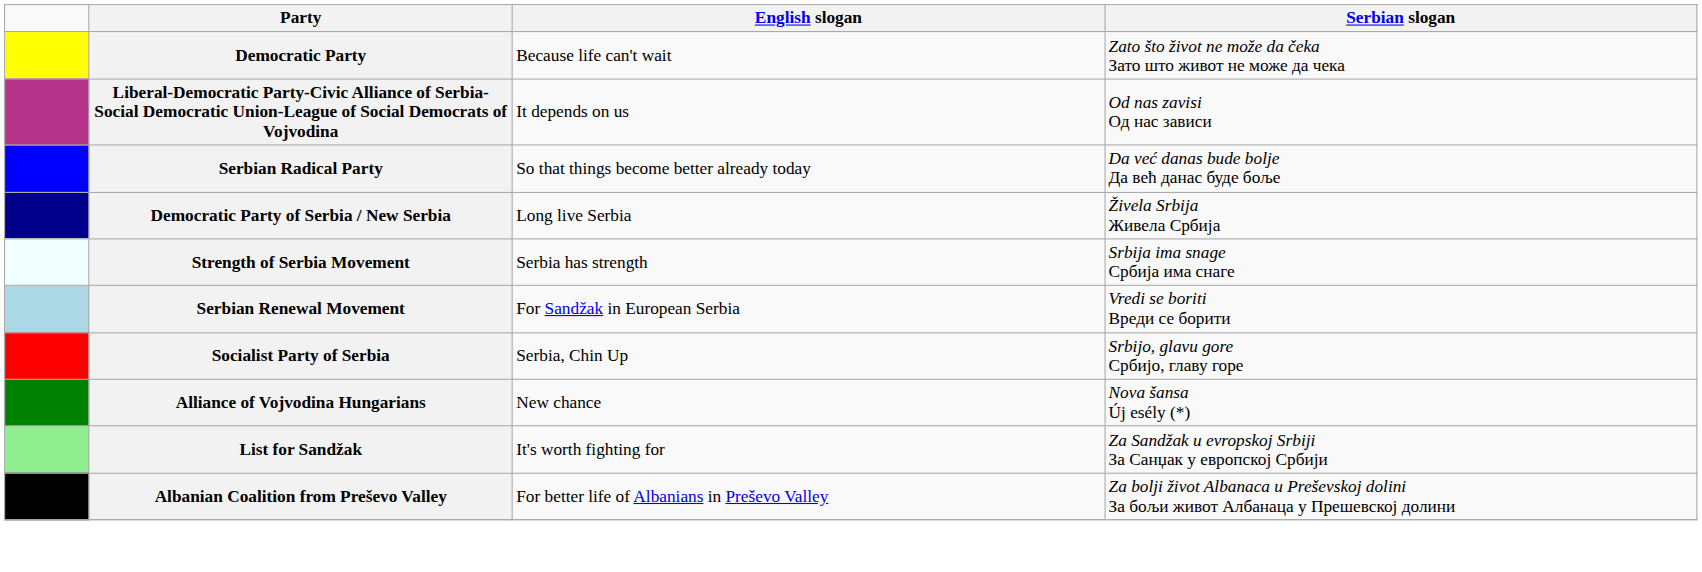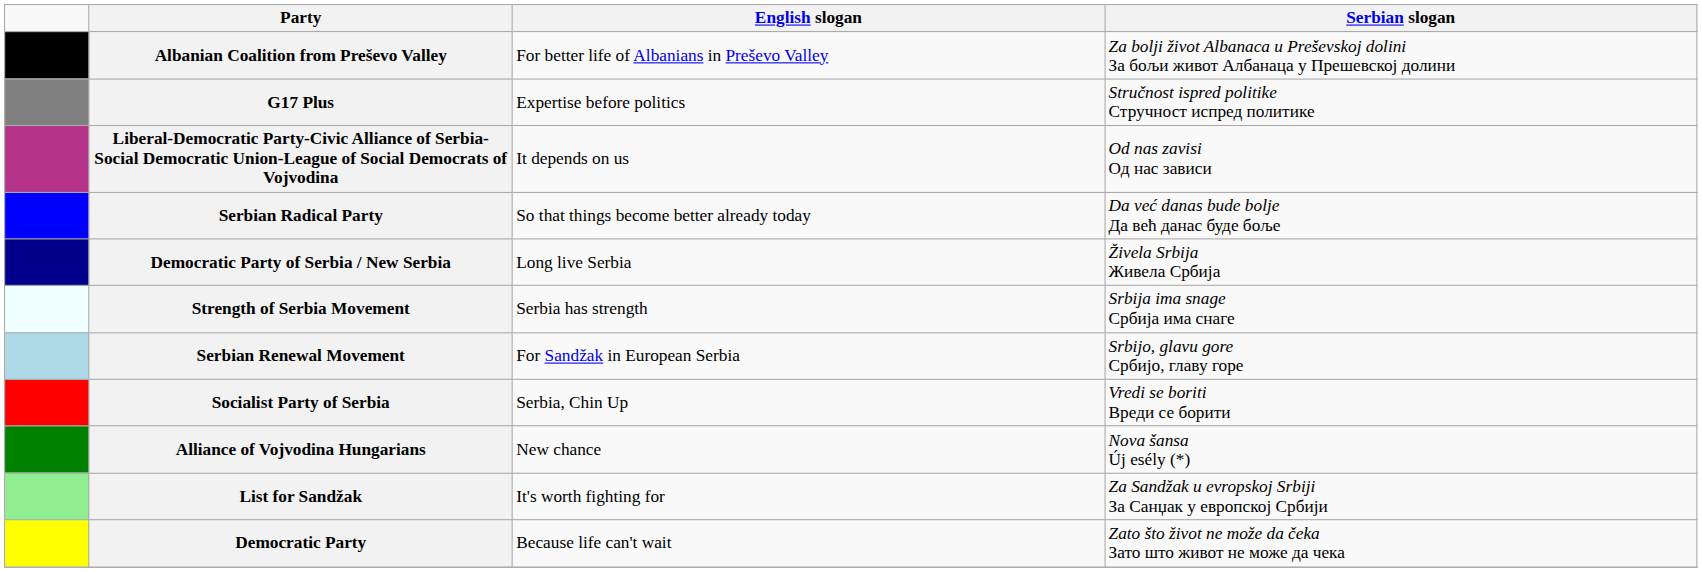rows swapped: (301, 55) <-> (301, 496)
+ row: (301, 102)
(1170, 308) Vredi se boriti Вреди се борити -> (1176, 355) Srbijo, glavu gore Србијо, главу горе
(1176, 355) Srbijo, glavu gore Србијо, главу горе -> (1170, 402) Vredi se boriti Вреди се борити
